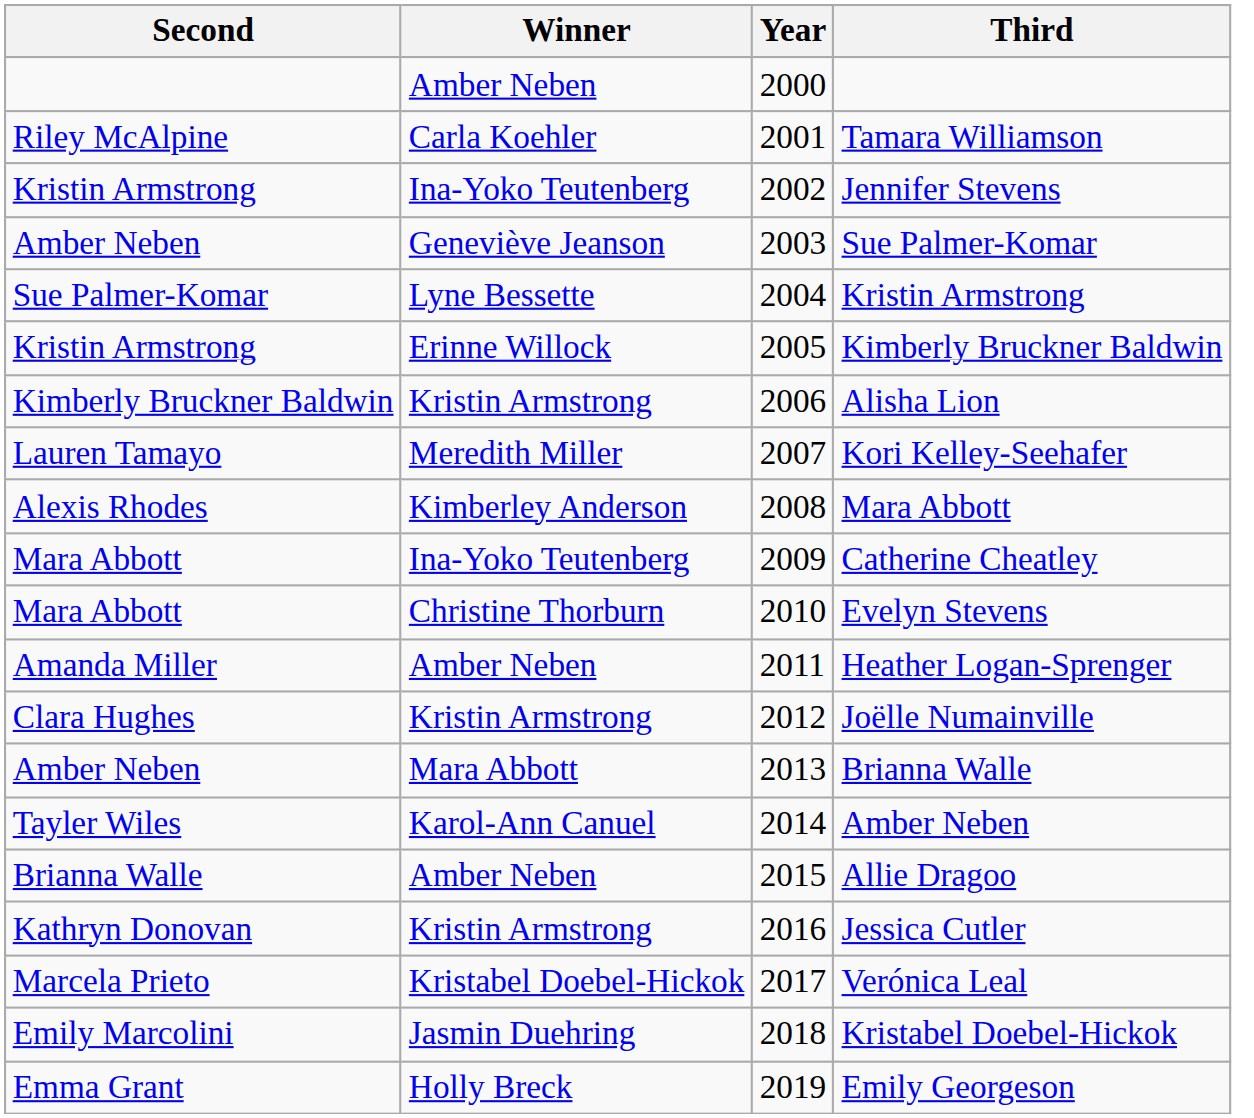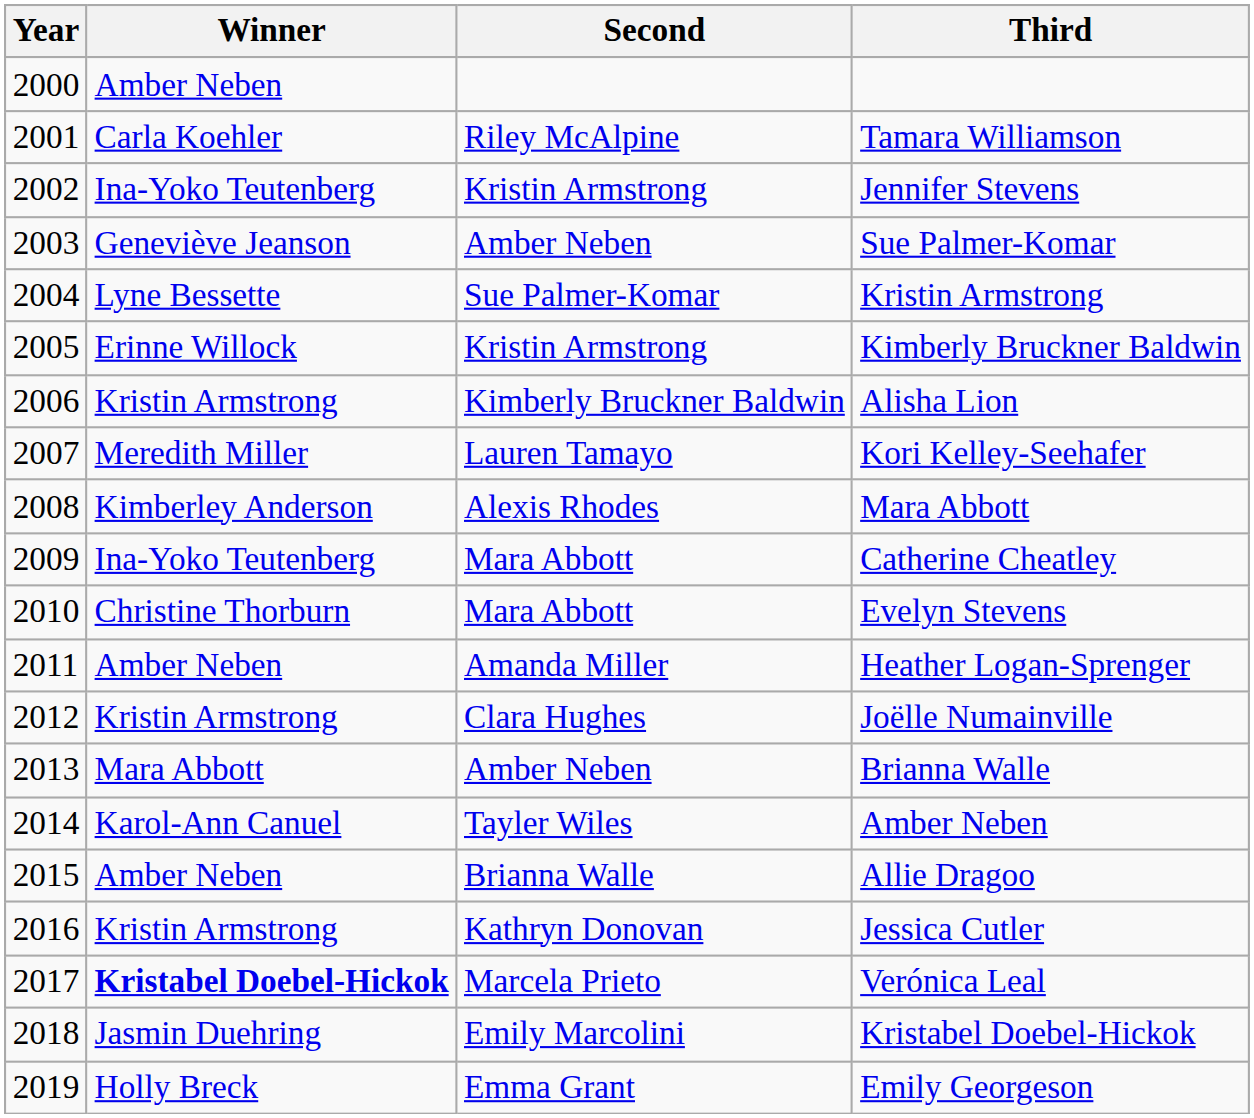columns swapped: (793, 30) <-> (203, 30)
(577, 980) normal -> (272, 980) bold
